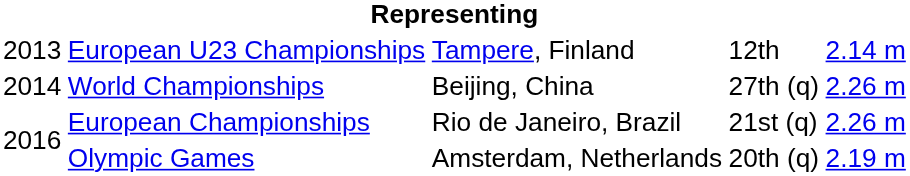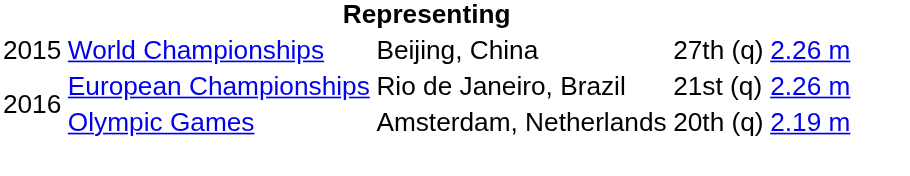- row: (247, 50)
(32, 86) 2014 -> (32, 50) 2015
